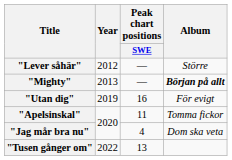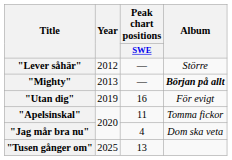(108, 147) 2022 -> (108, 147) 2025
